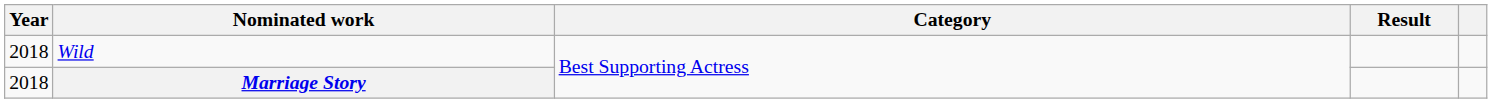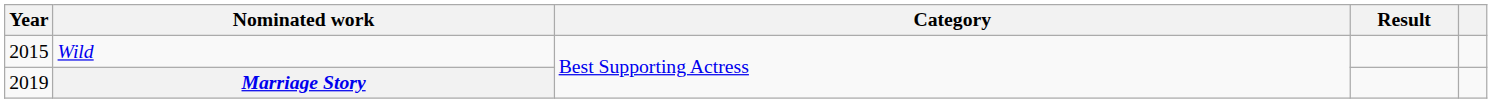(29, 51) 2018 -> (29, 51) 2015
(29, 82) 2018 -> (29, 82) 2019
